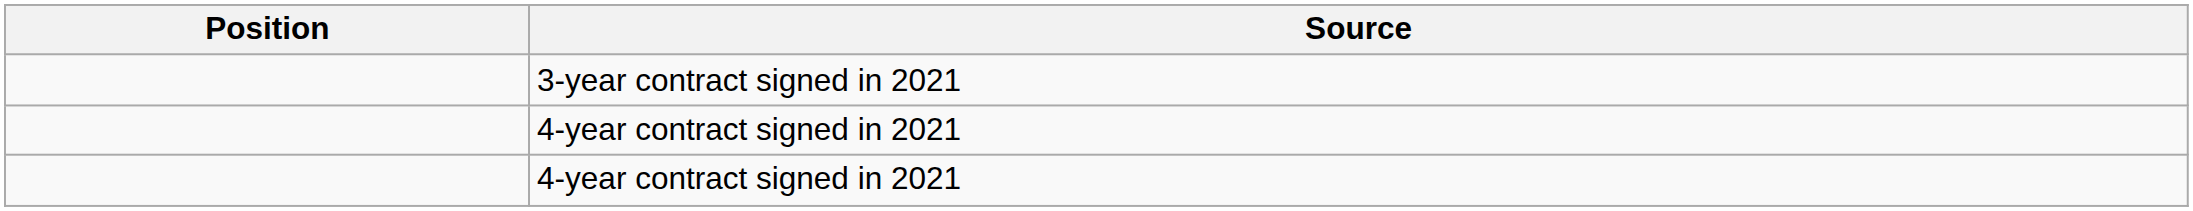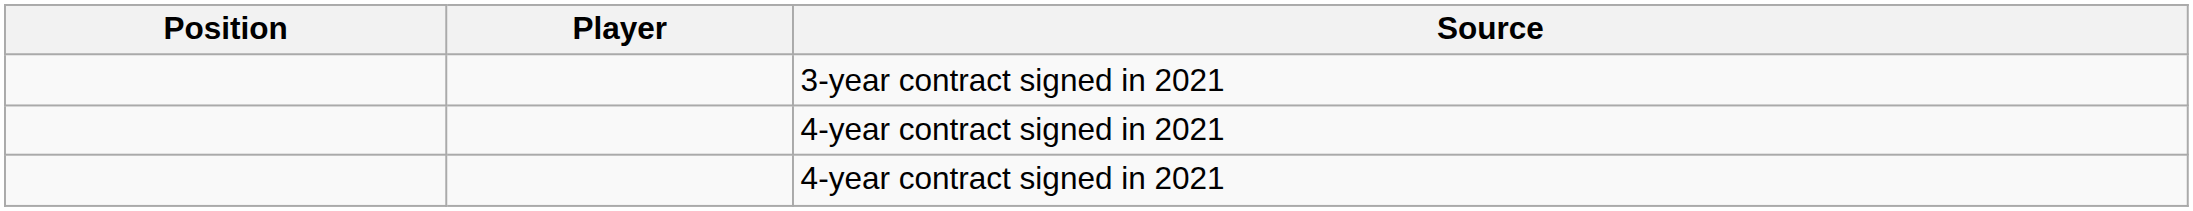+ column: (620, 29)
